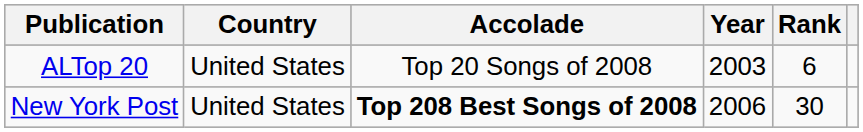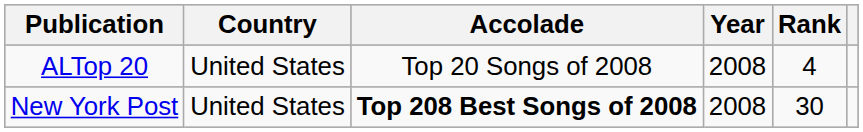(737, 65) 2003 -> (737, 65) 2008
(809, 65) 6 -> (809, 65) 4
(737, 106) 2006 -> (737, 106) 2008
